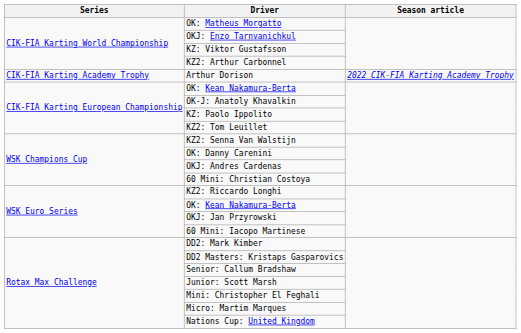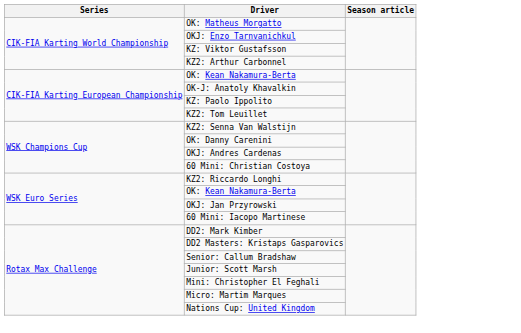- row: (78, 76)
